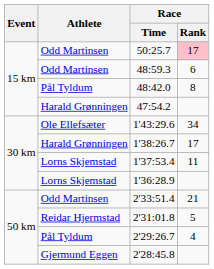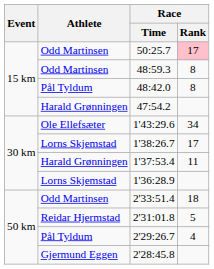(193, 69) 6 -> (193, 69) 8
(84, 143) Harald Grønningen -> (79, 143) Lorns Skjemstad
(79, 162) Lorns Skjemstad -> (84, 162) Harald Grønningen
(193, 199) 21 -> (193, 199) 18
